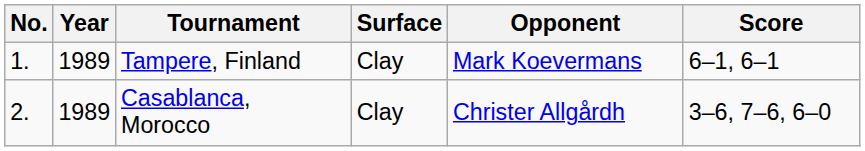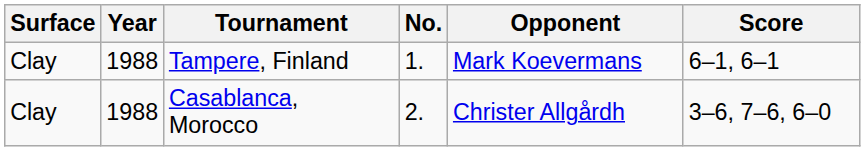columns swapped: (29, 22) <-> (399, 22)
(84, 60) 1989 -> (132, 60) 1988
(84, 111) 1989 -> (132, 111) 1988
